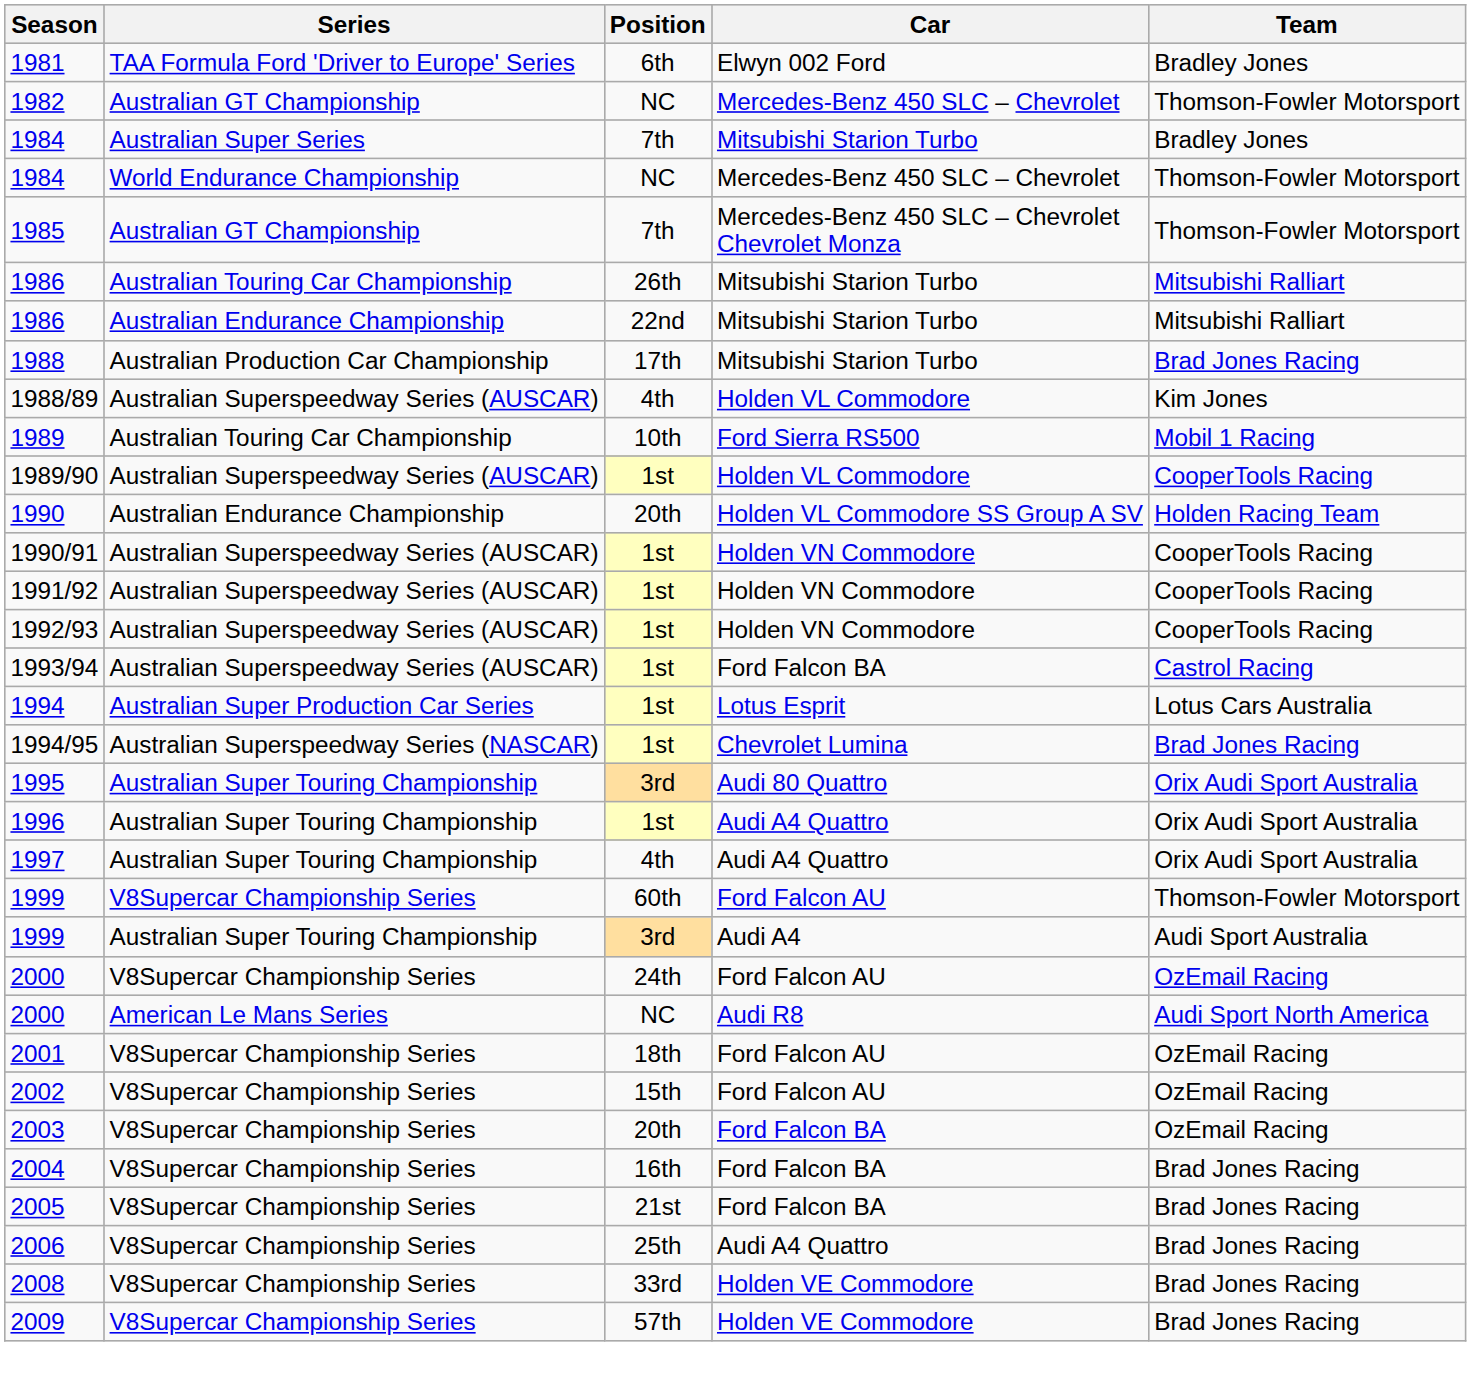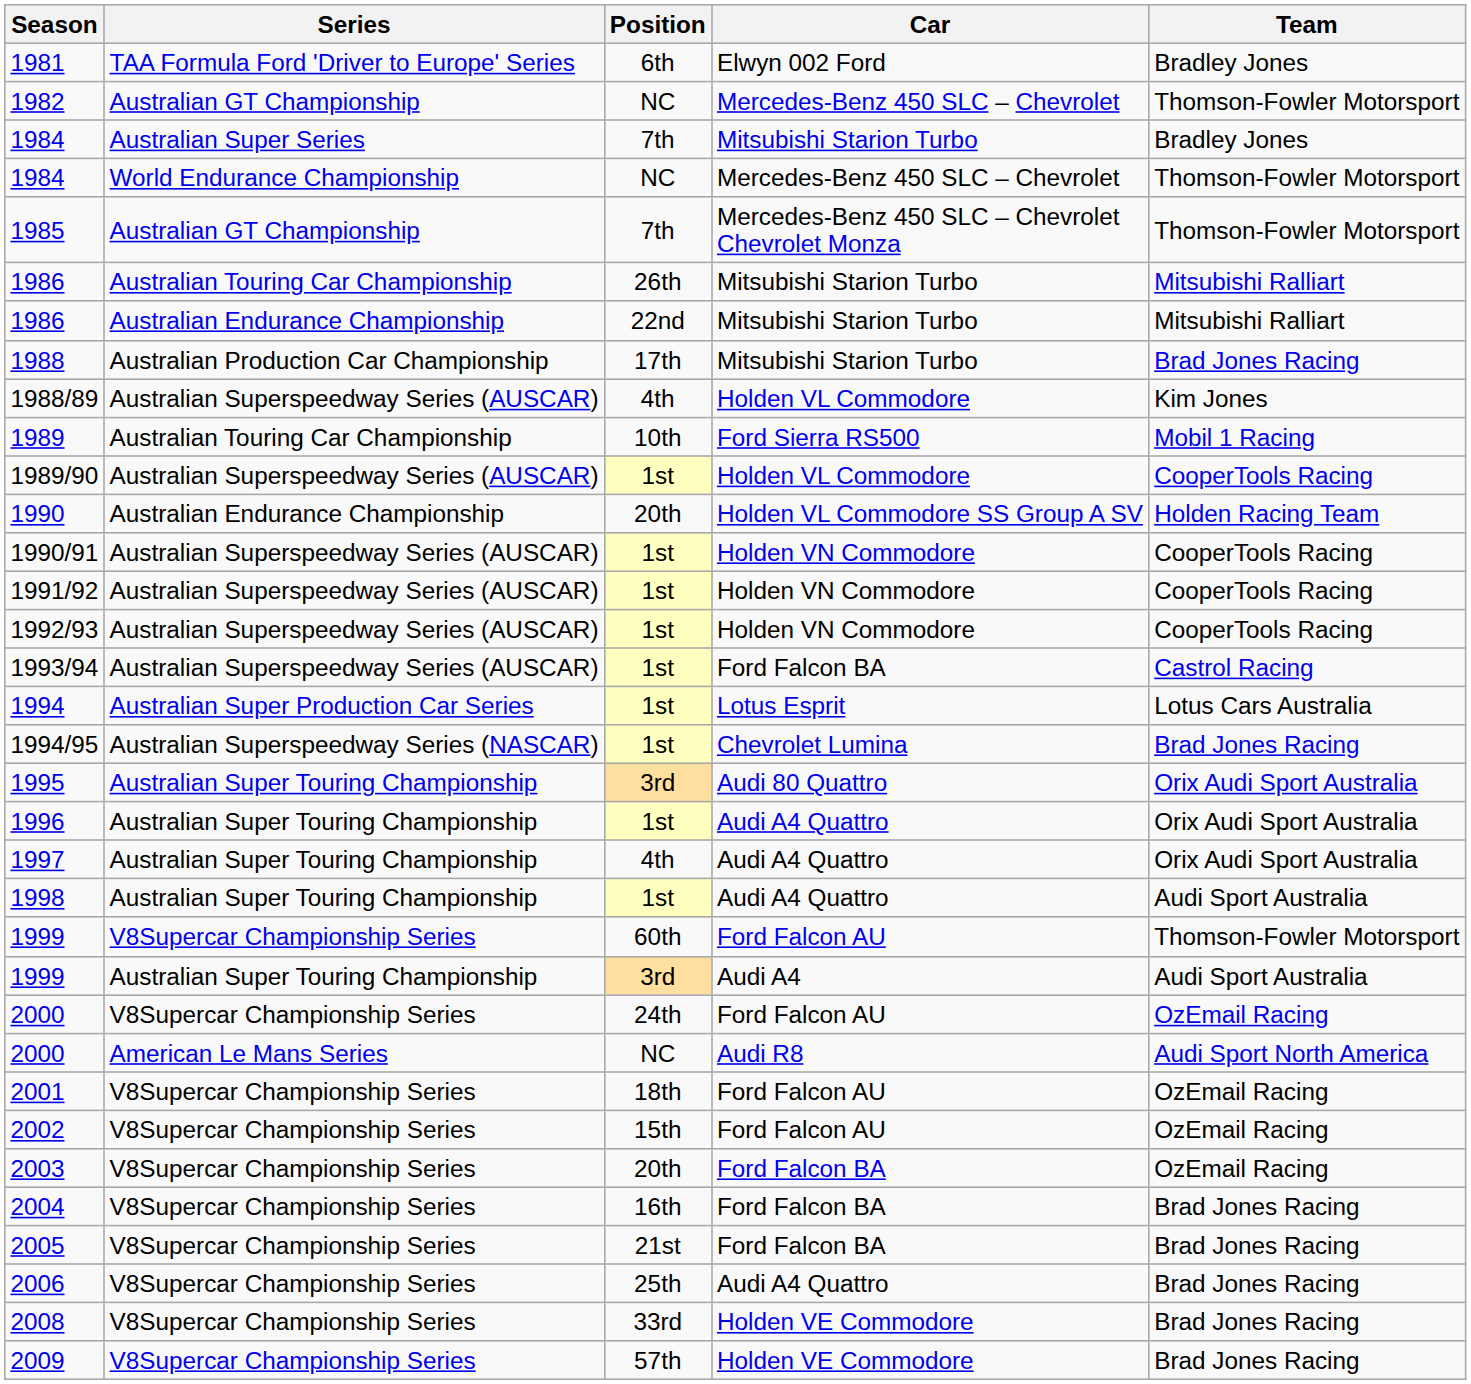+ row: (37, 898)
